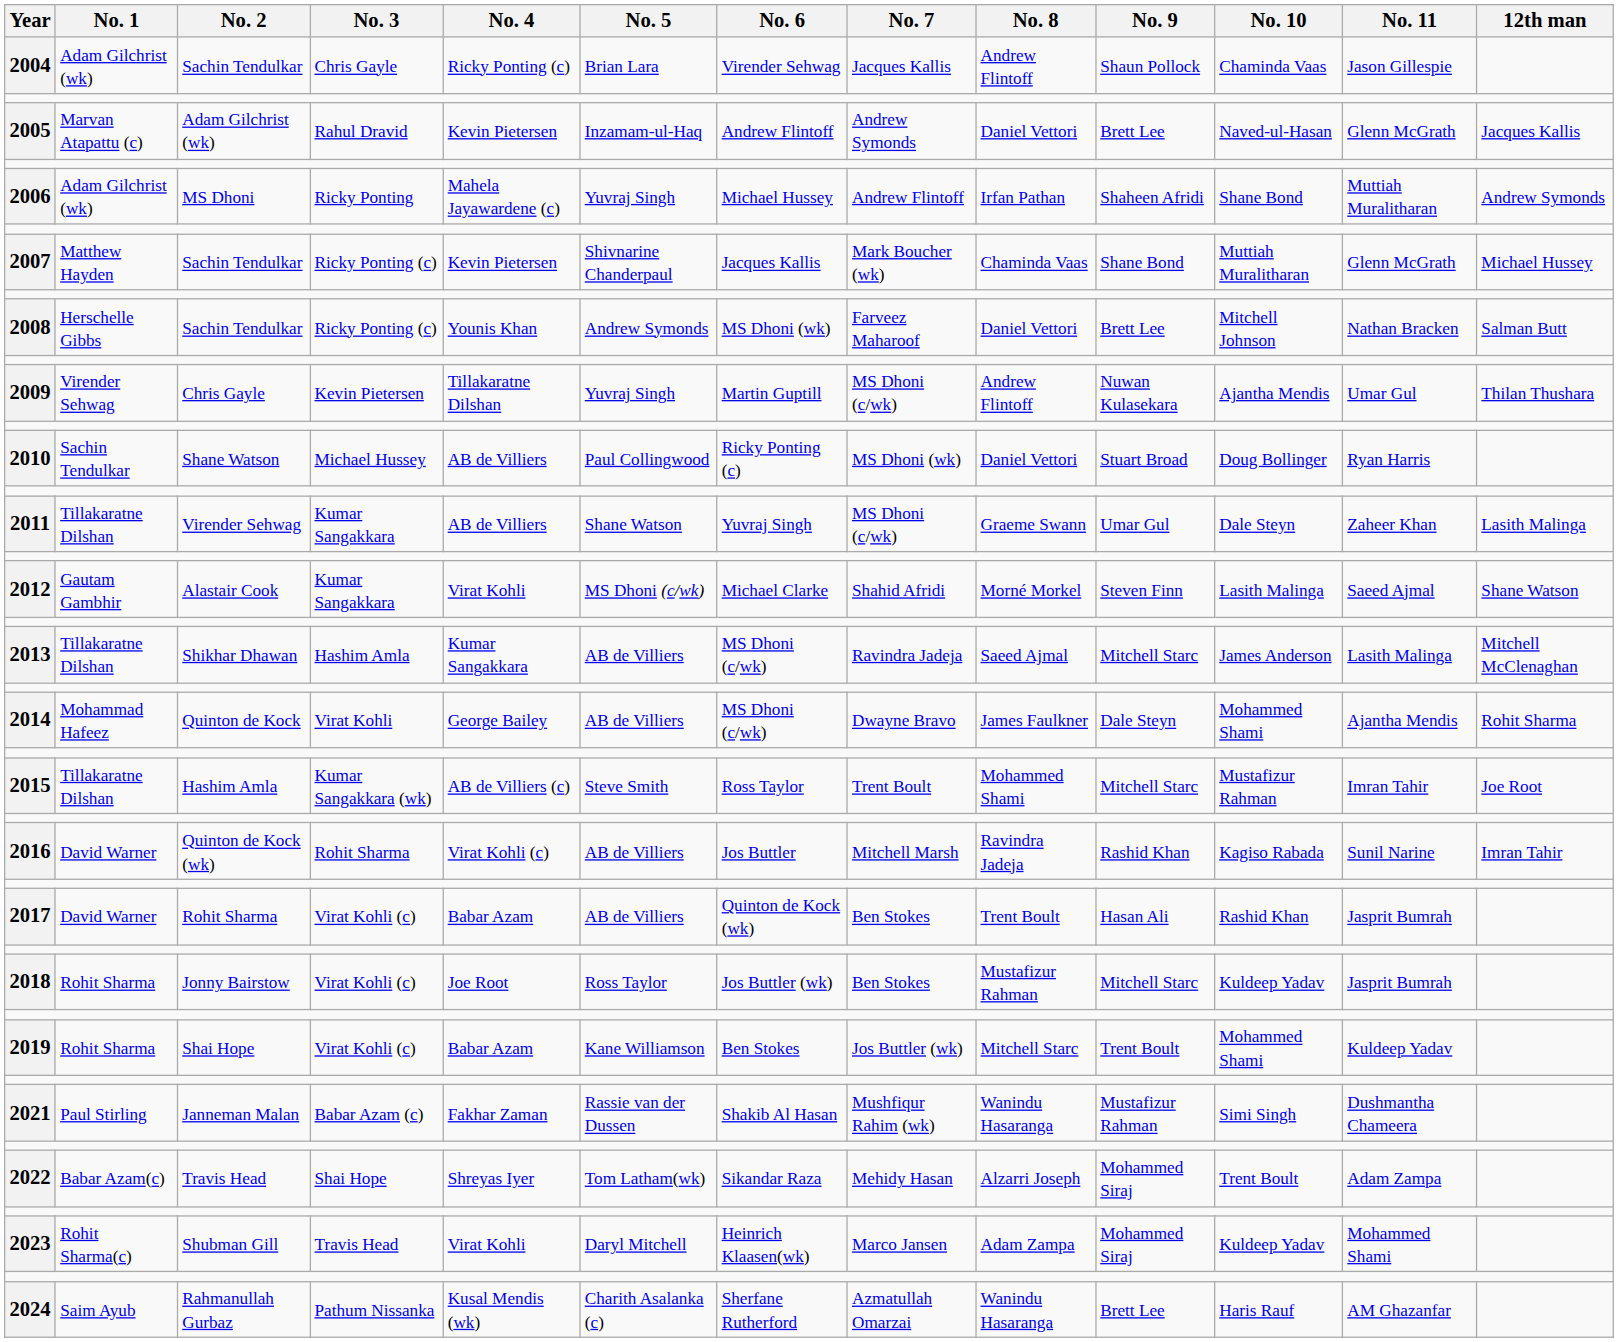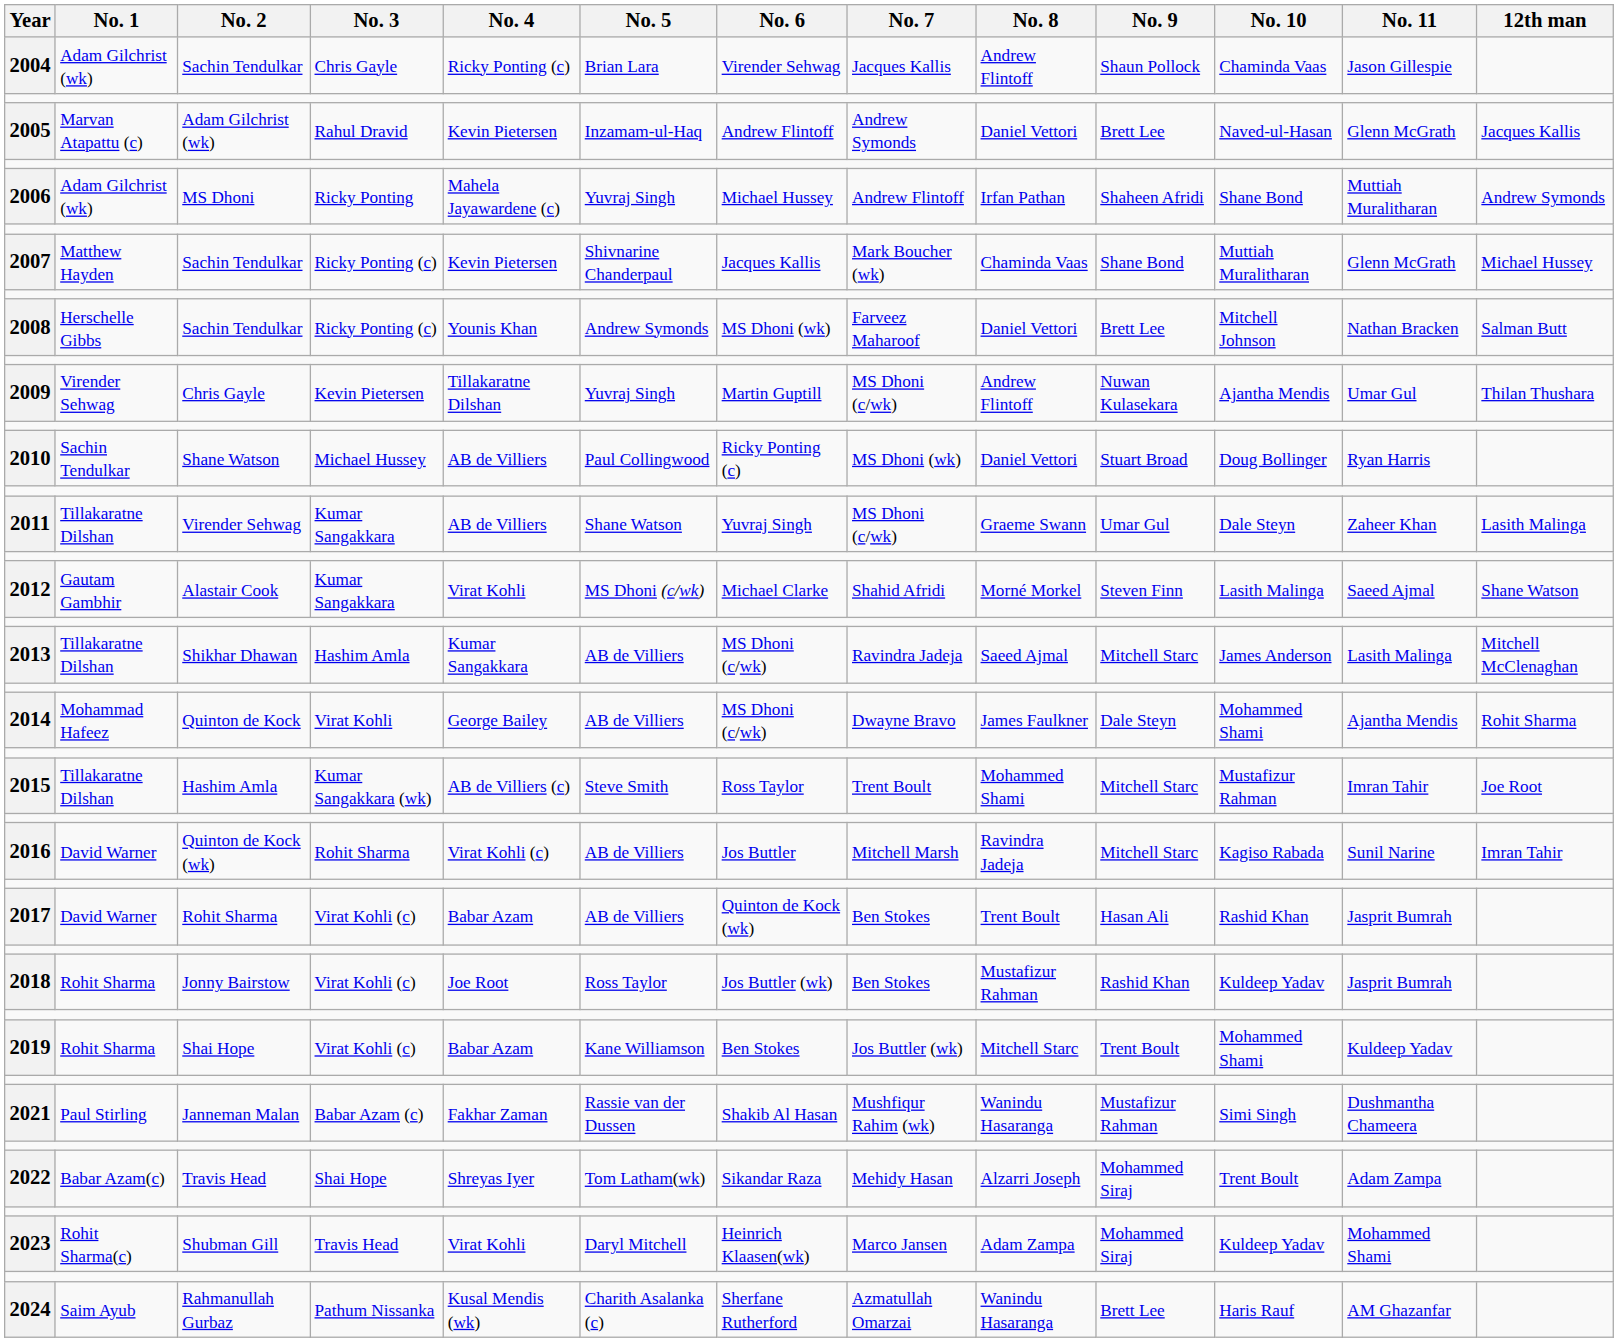(1145, 852) Rashid Khan -> (1149, 852) Mitchell Starc
(1149, 983) Mitchell Starc -> (1145, 983) Rashid Khan
